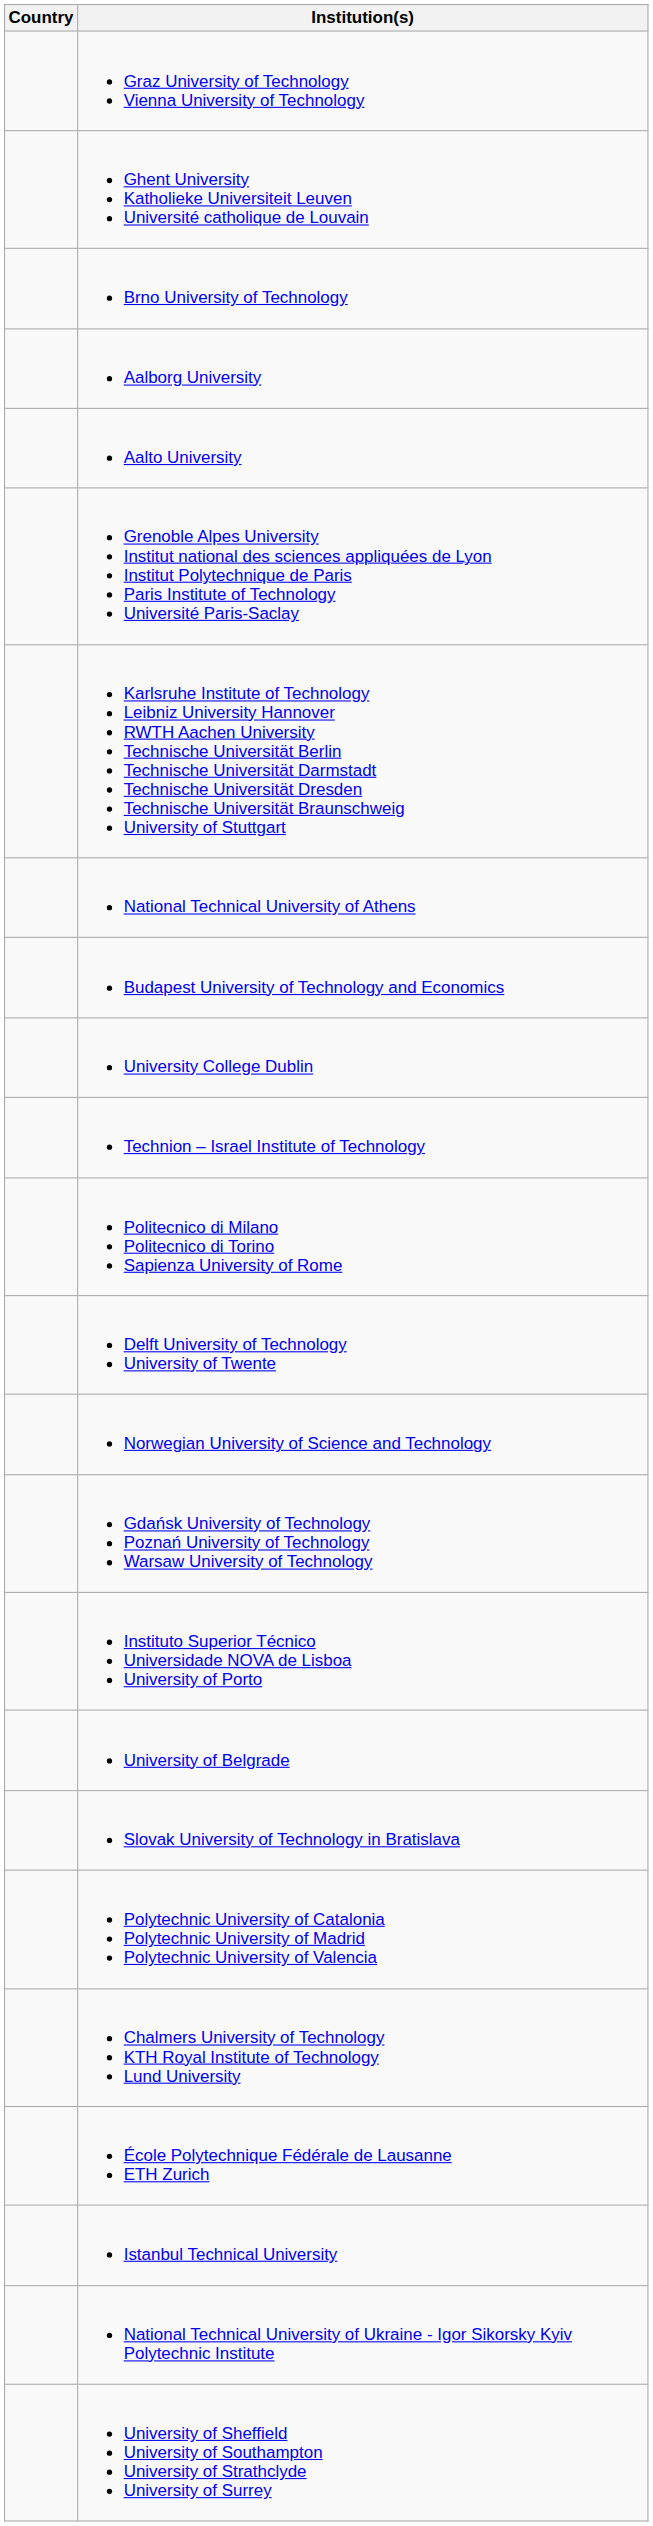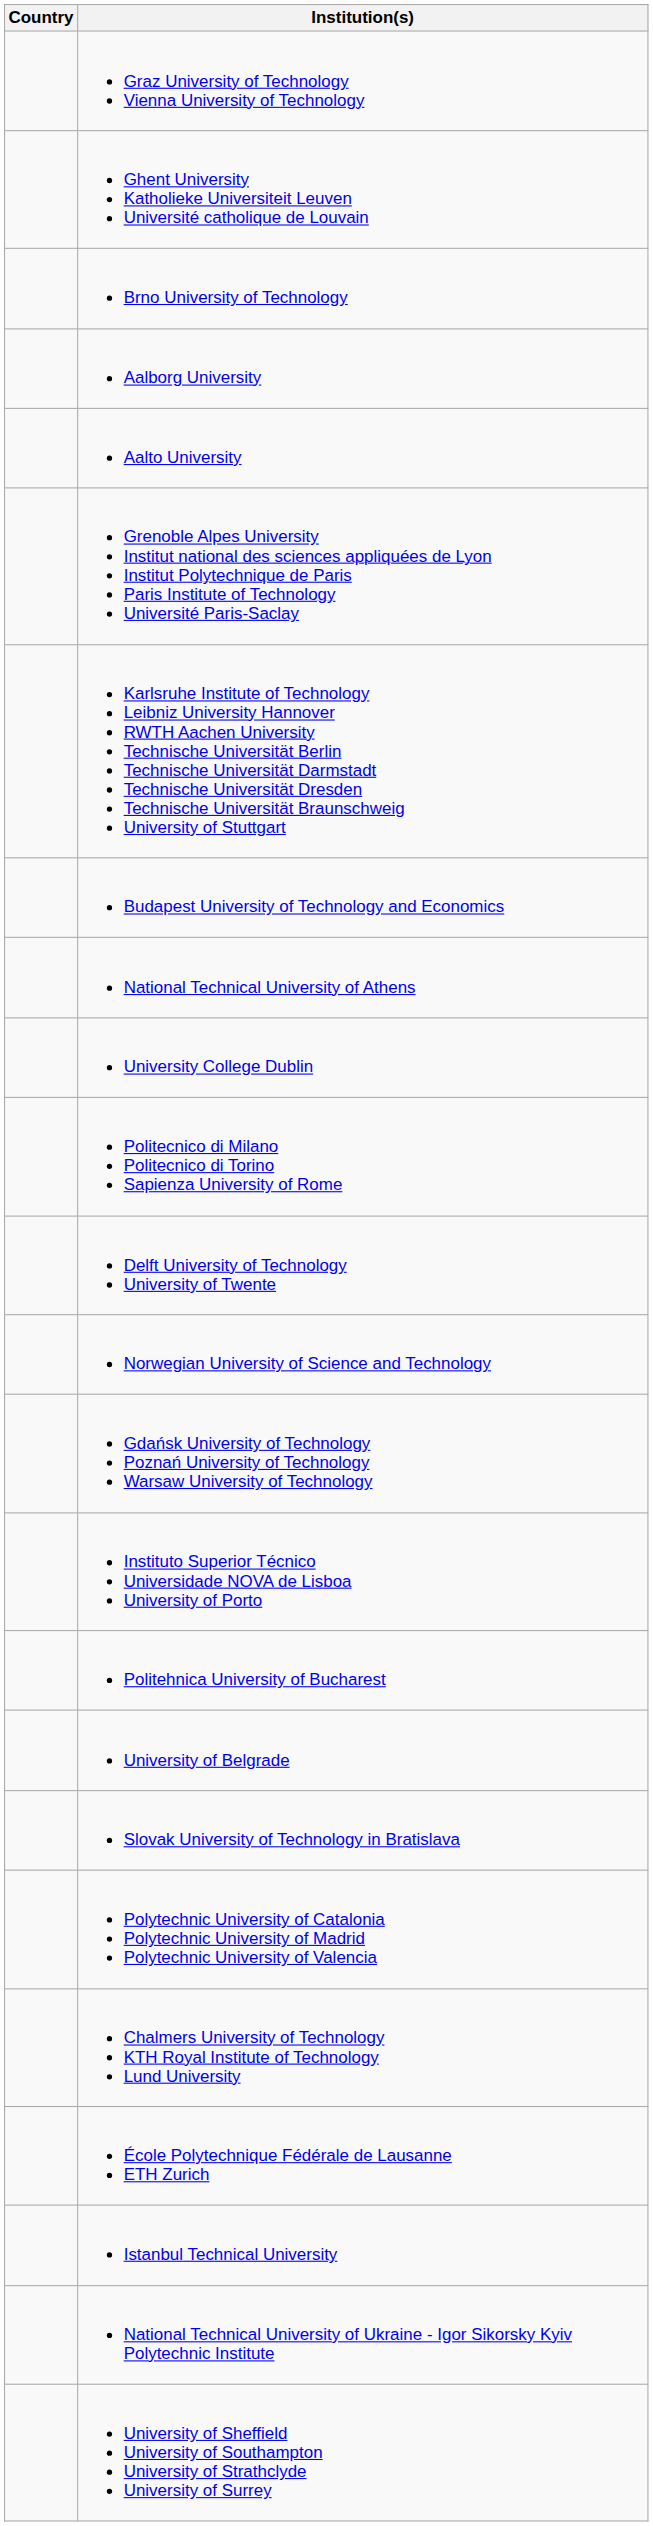rows swapped: (363, 907) <-> (363, 987)
- row: (363, 1147)
+ row: (363, 1680)
